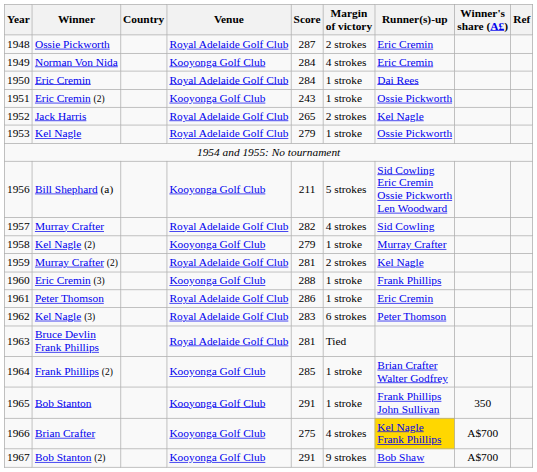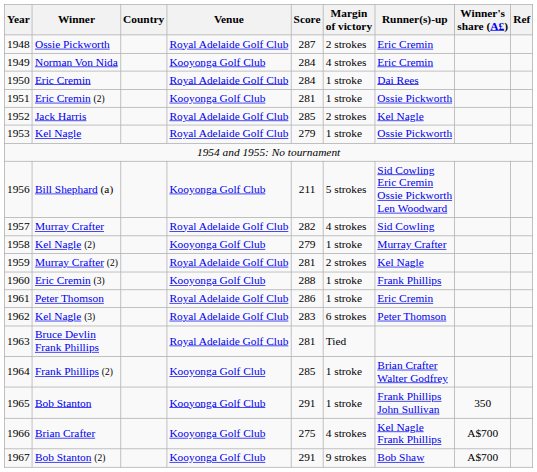(307, 98) 243 -> (307, 98) 281
(307, 116) 265 -> (307, 116) 285
(409, 433) gold background -> (409, 433) no background
